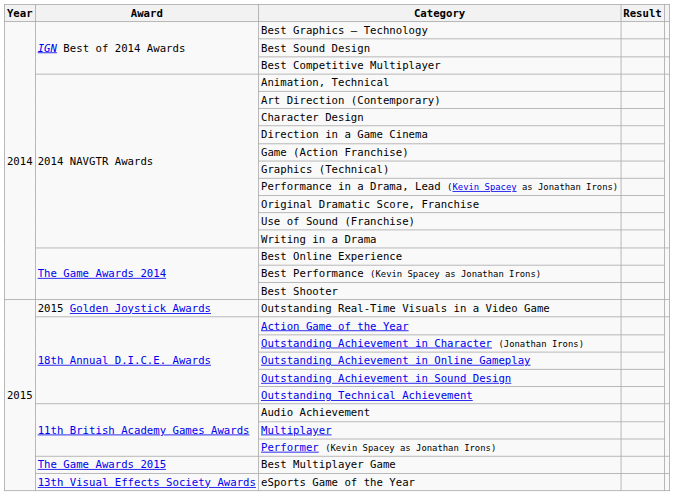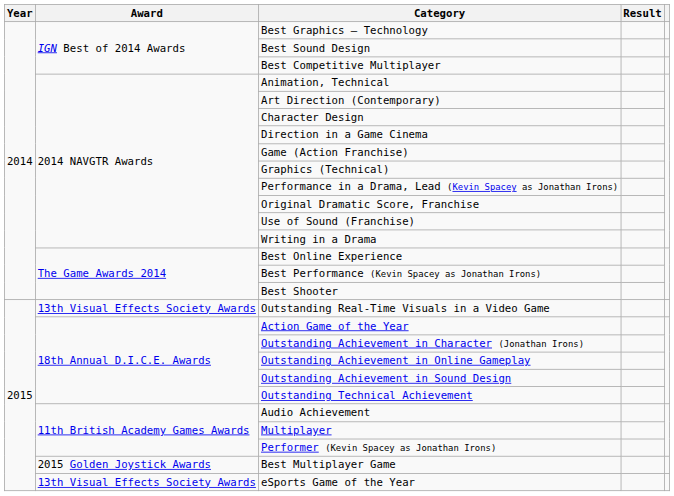(124, 308) 2015 Golden Joystick Awards -> (147, 308) 13th Visual Effects Society Awards
(102, 465) The Game Awards 2015 -> (124, 465) 2015 Golden Joystick Awards
